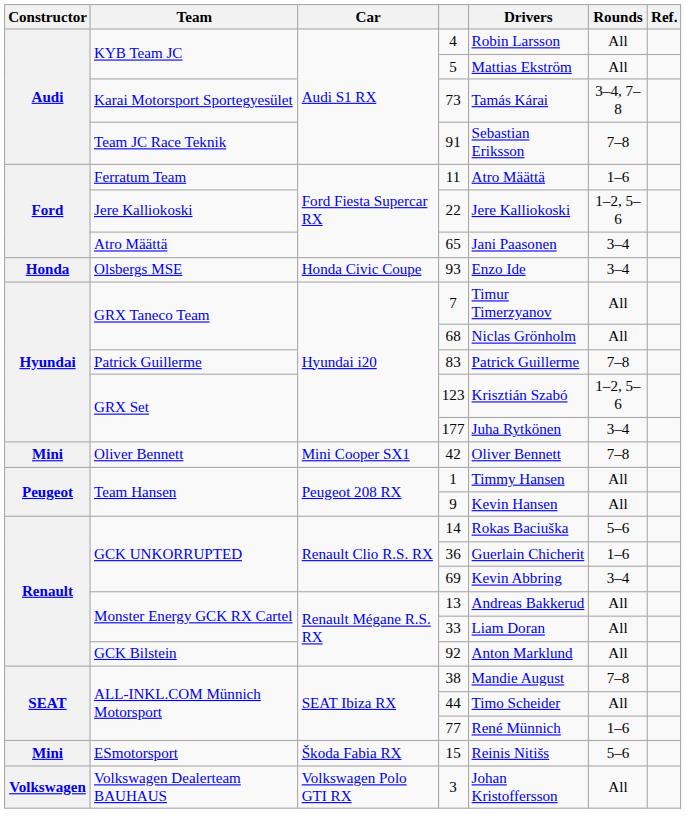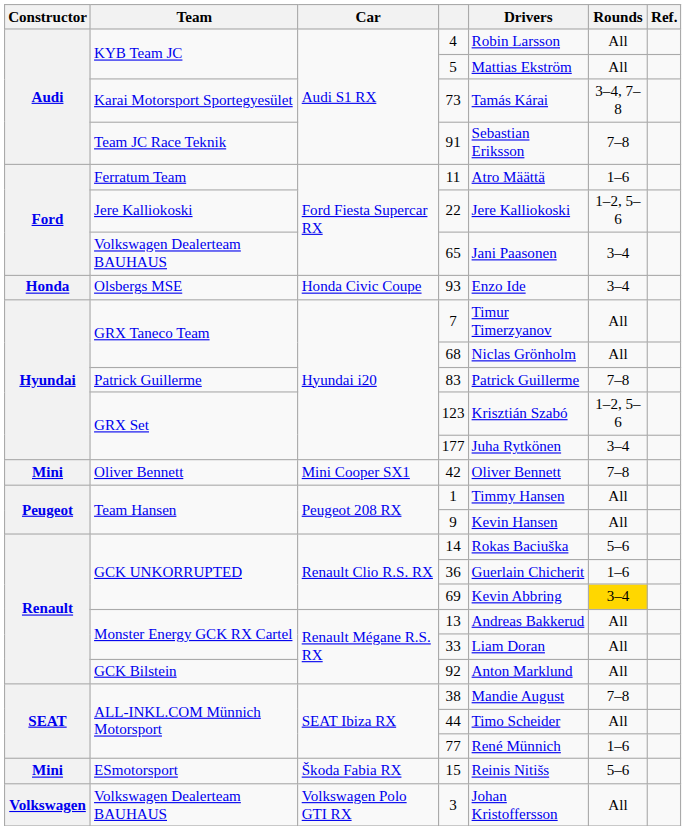(131, 244) Atro Määttä -> (167, 253) Volkswagen Dealerteam BAUHAUS
(618, 578) no background -> (618, 596) gold background
